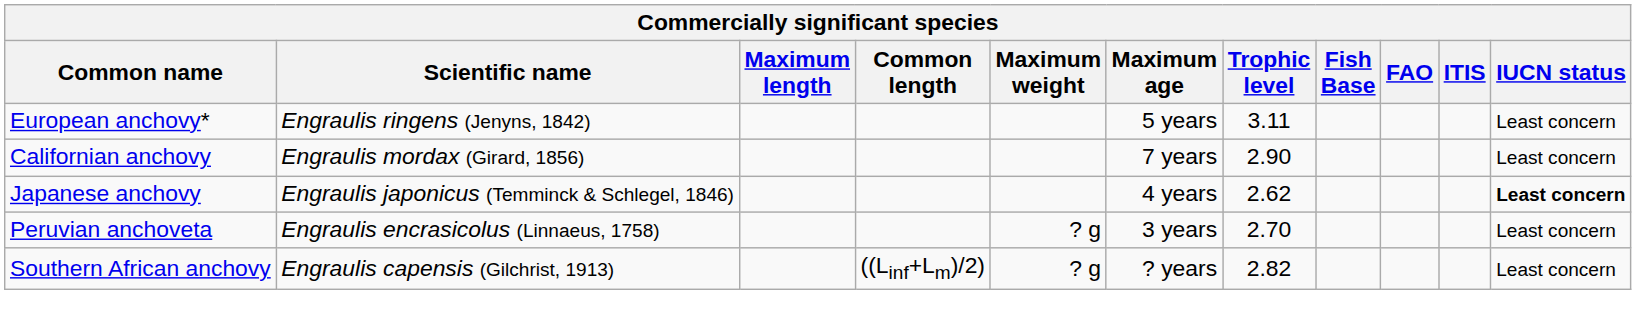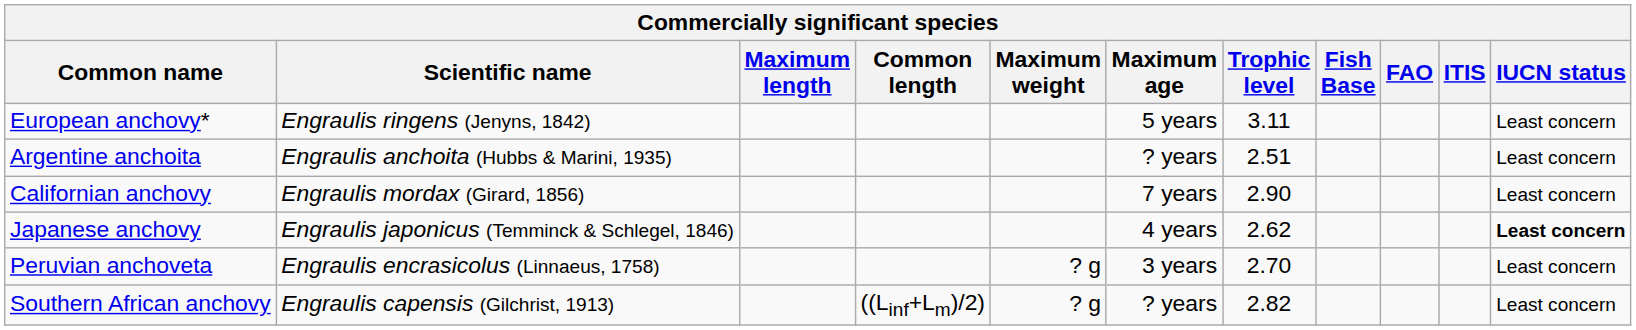+ row: (105, 157)
